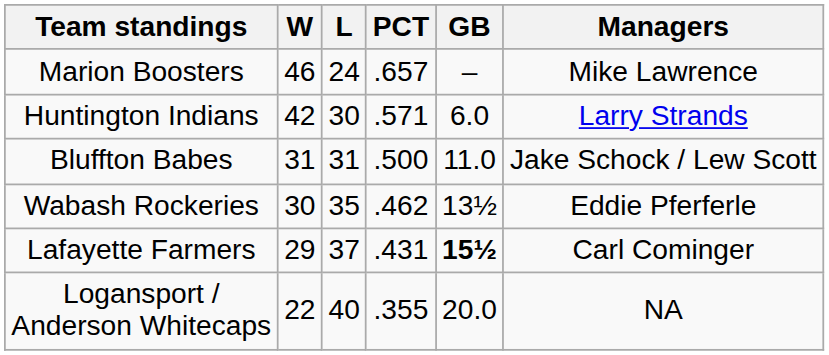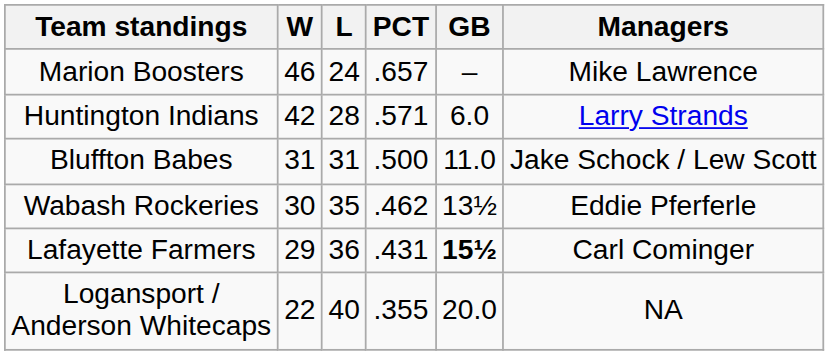(344, 116) 30 -> (344, 116) 28
(344, 250) 37 -> (344, 250) 36
